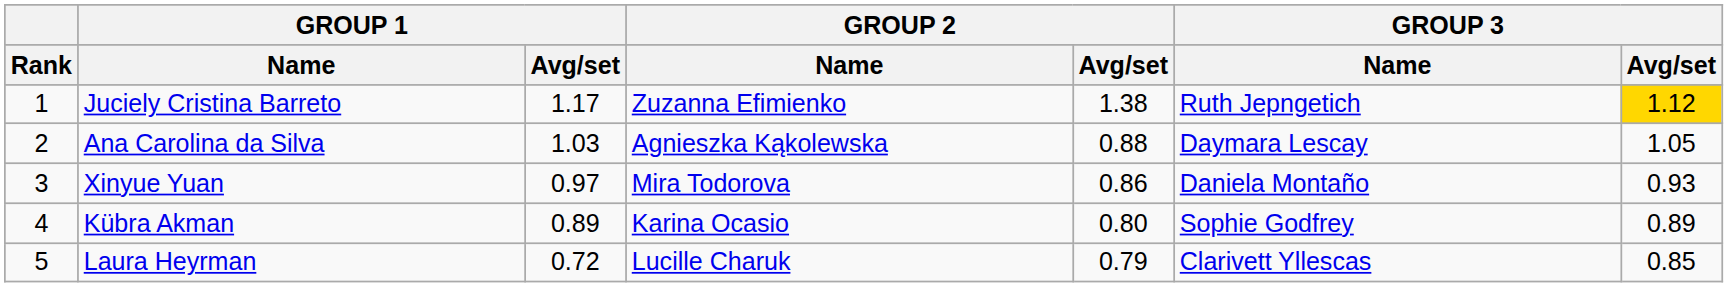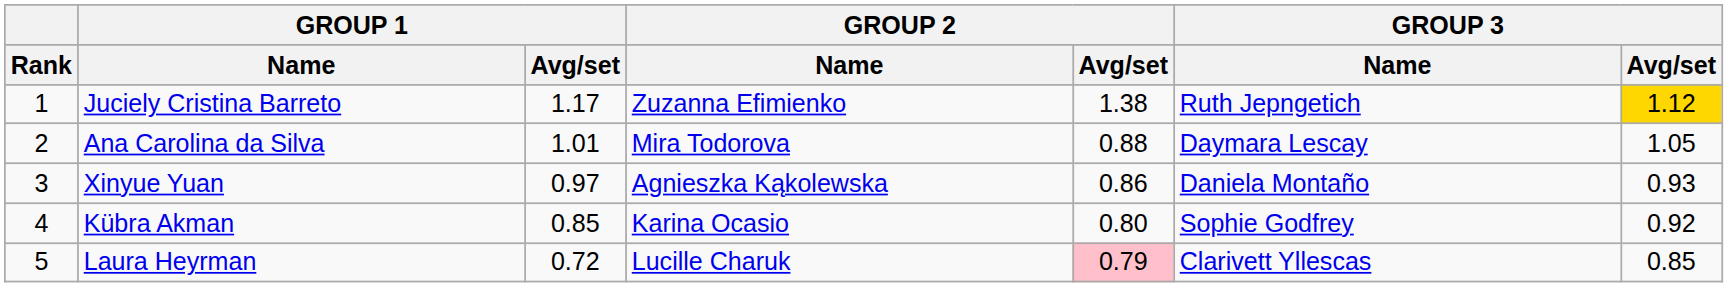(575, 144) 1.03 -> (575, 144) 1.01
(760, 144) Agnieszka Kąkolewska -> (711, 144) Mira Todorova
(711, 183) Mira Todorova -> (760, 183) Agnieszka Kąkolewska
(575, 223) 0.89 -> (575, 223) 0.85
(1671, 223) 0.89 -> (1671, 223) 0.92
(1123, 263) no background -> (1123, 263) pink background
